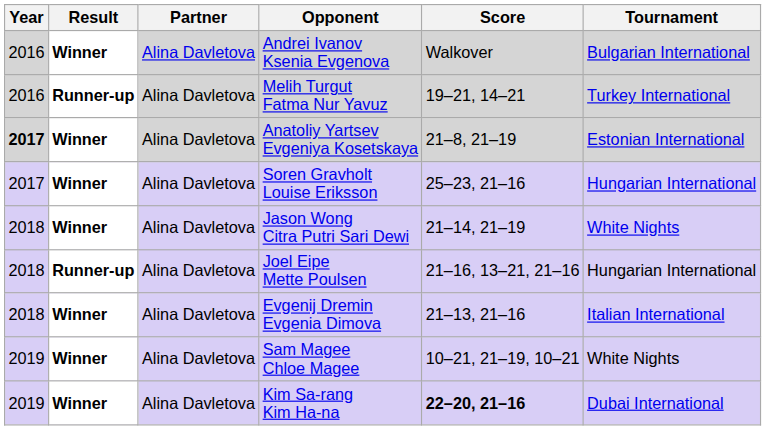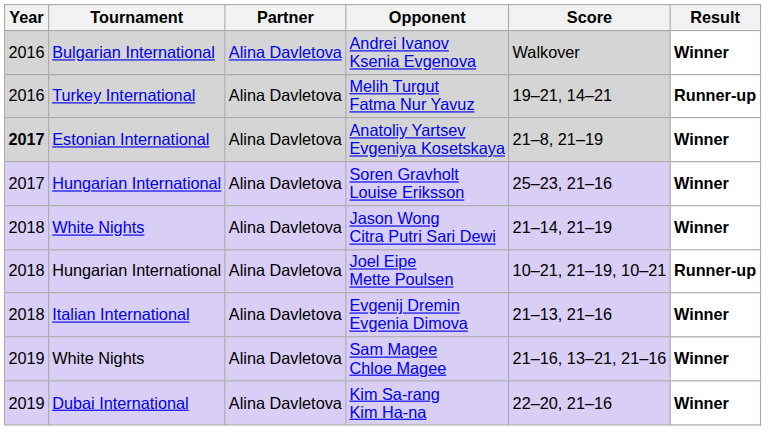columns swapped: (672, 18) <-> (93, 18)
(503, 271) 21–16, 13–21, 21–16 -> (589, 271) 10–21, 21–19, 10–21
(503, 359) 10–21, 21–19, 10–21 -> (589, 359) 21–16, 13–21, 21–16
(475, 403) bold -> (562, 403) normal
